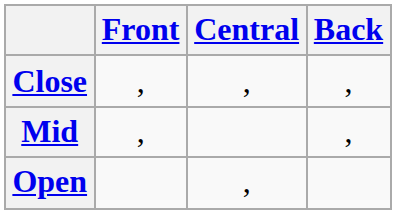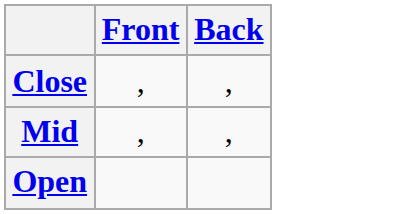- column: (247, 29)
